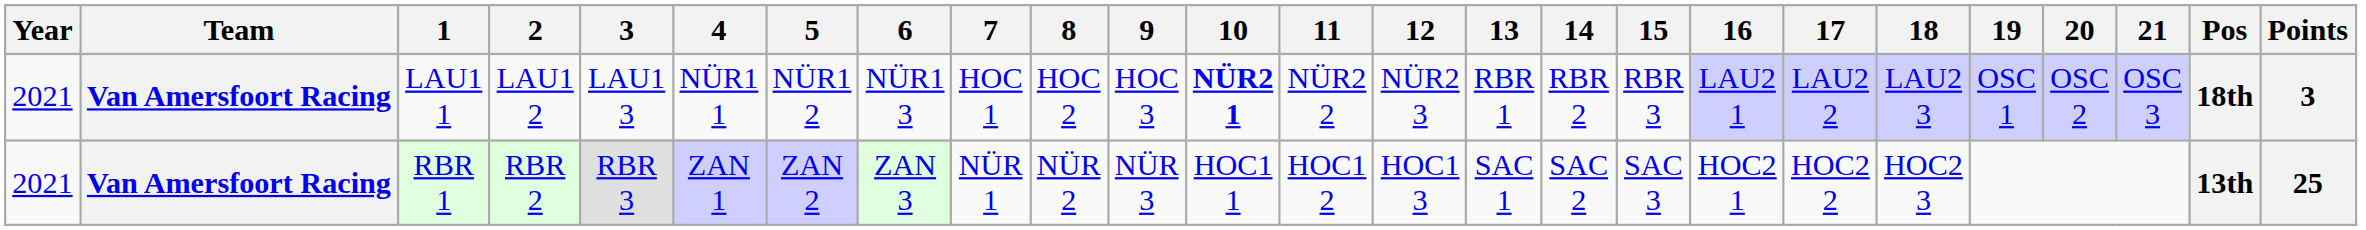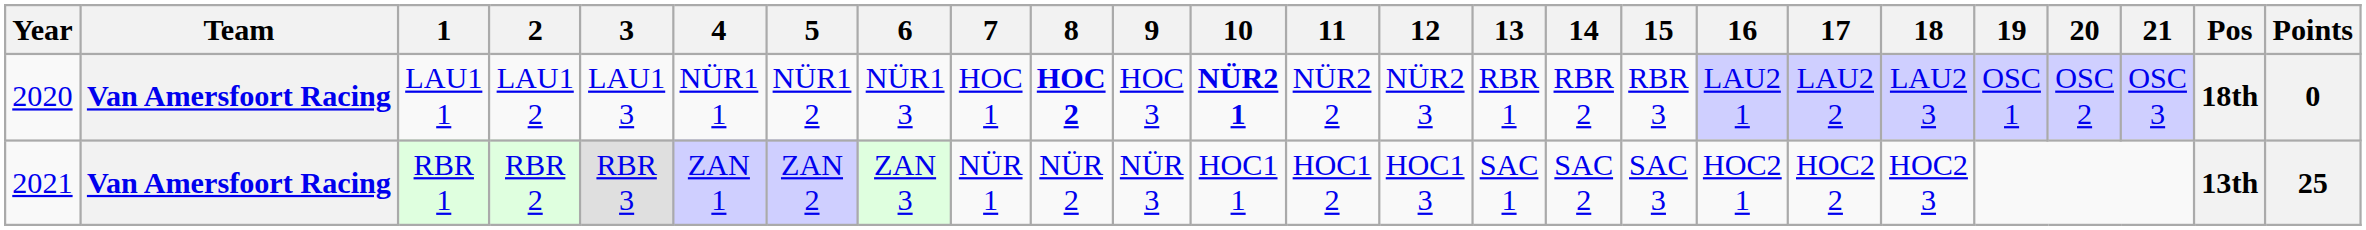(42, 96) 2021 -> (42, 96) 2020
(1069, 96) normal -> (1071, 96) bold
(2308, 96) 3 -> (2313, 96) 0
